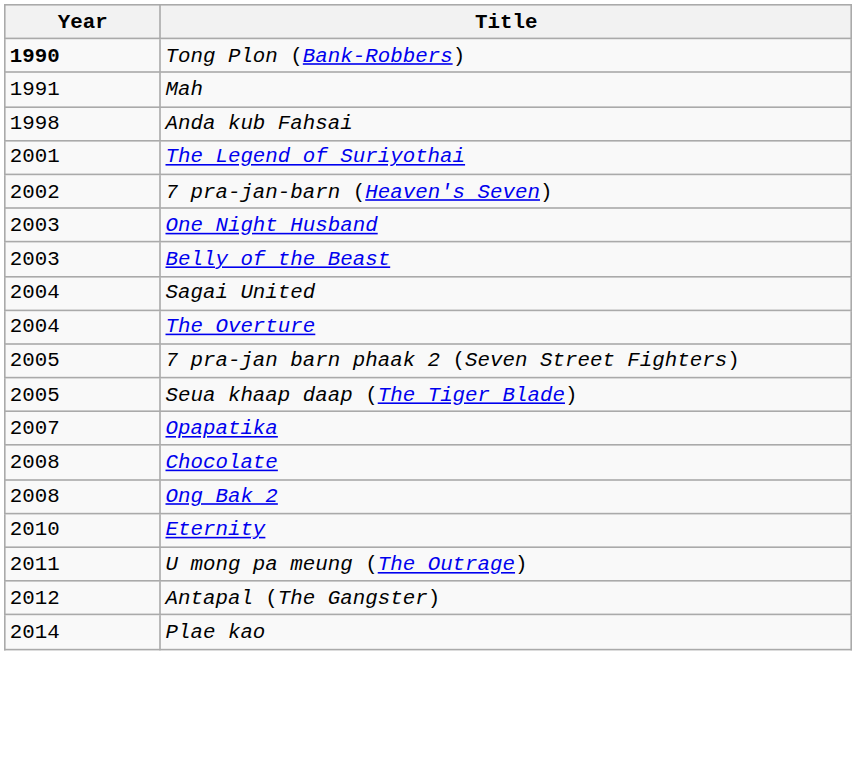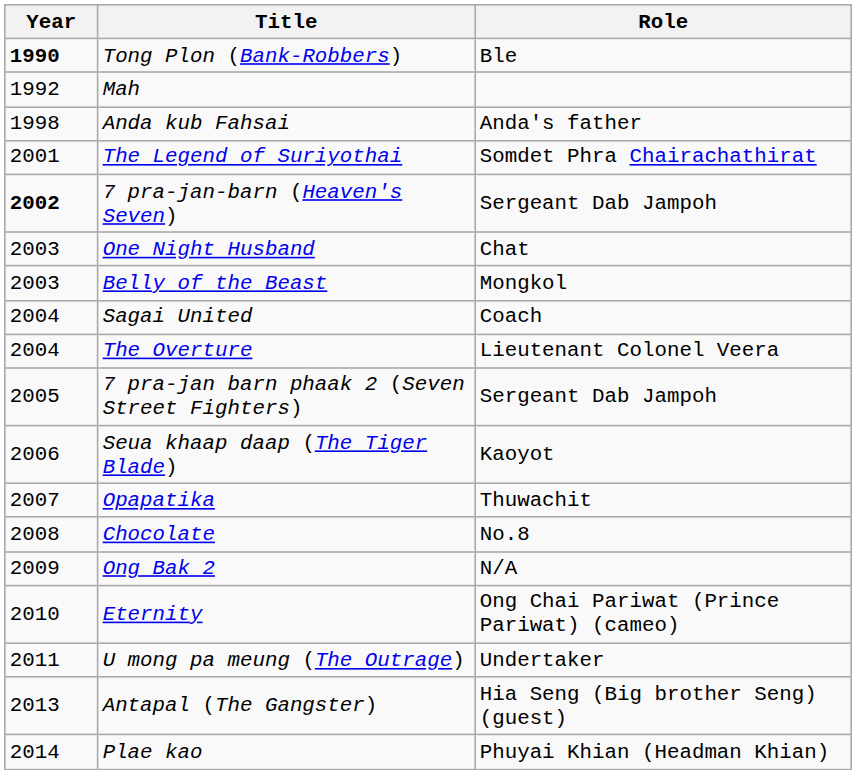+ column: (663, 22)
(35, 90) 1991 -> (35, 90) 1992
(35, 191) normal -> (35, 203) bold
(35, 395) 2005 -> (35, 455) 2006
(35, 496) 2008 -> (35, 568) 2009
(35, 598) 2012 -> (35, 706) 2013
